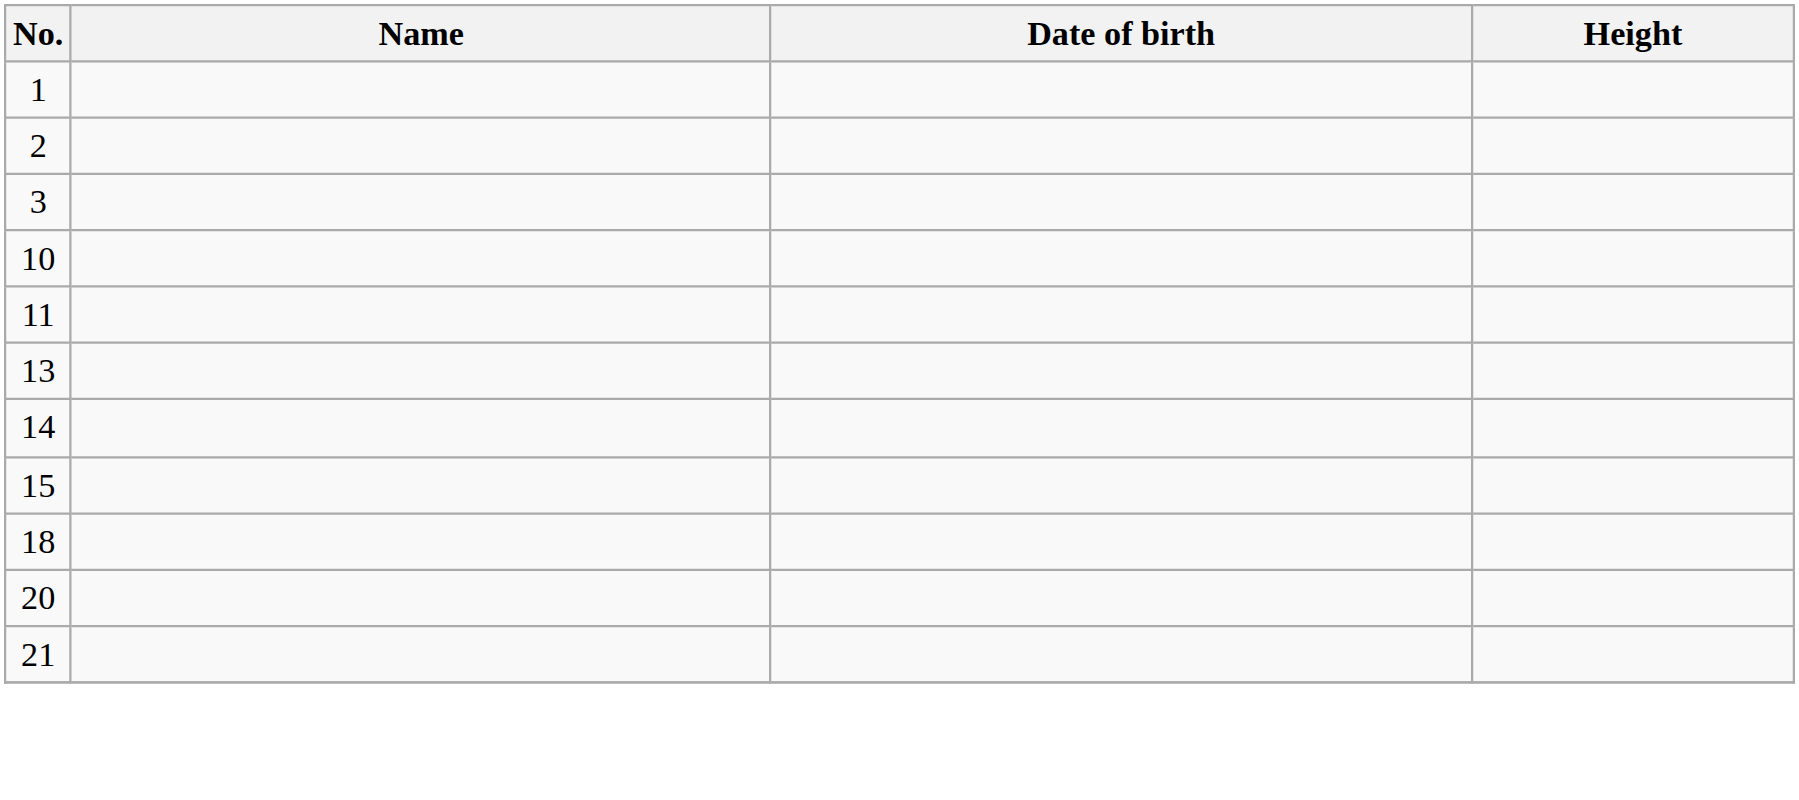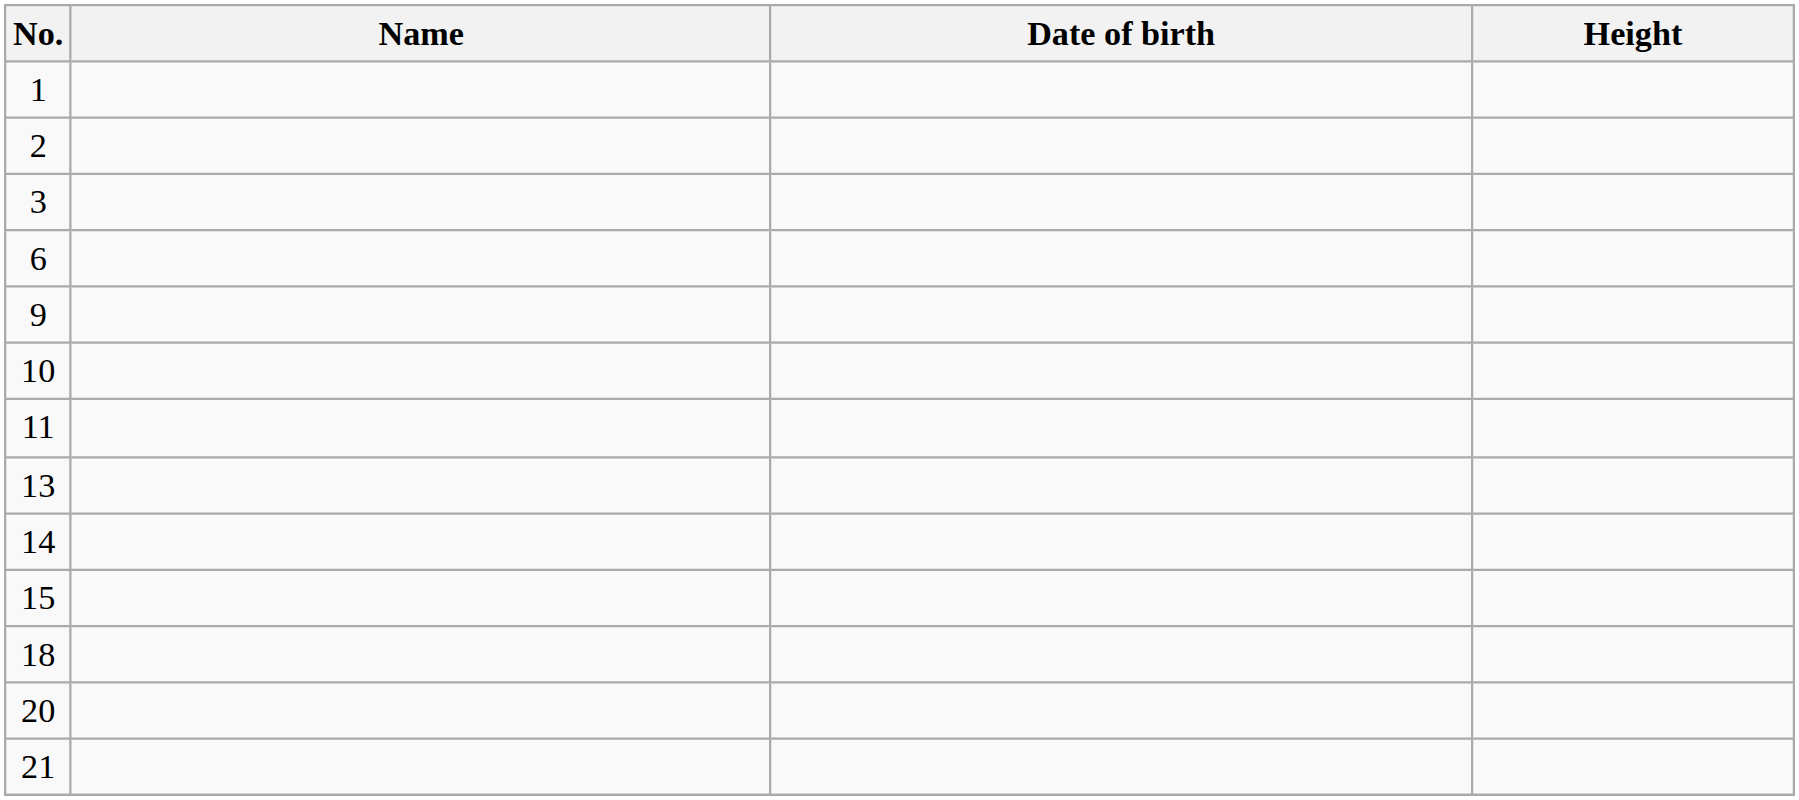+ row: (38, 258)
+ row: (38, 314)
